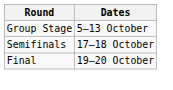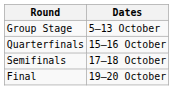+ row: (45, 45)
